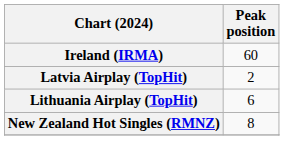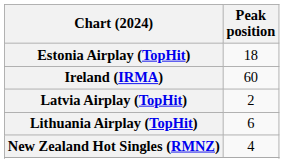+ row: (114, 54)
(251, 123) 8 -> (251, 146) 4
